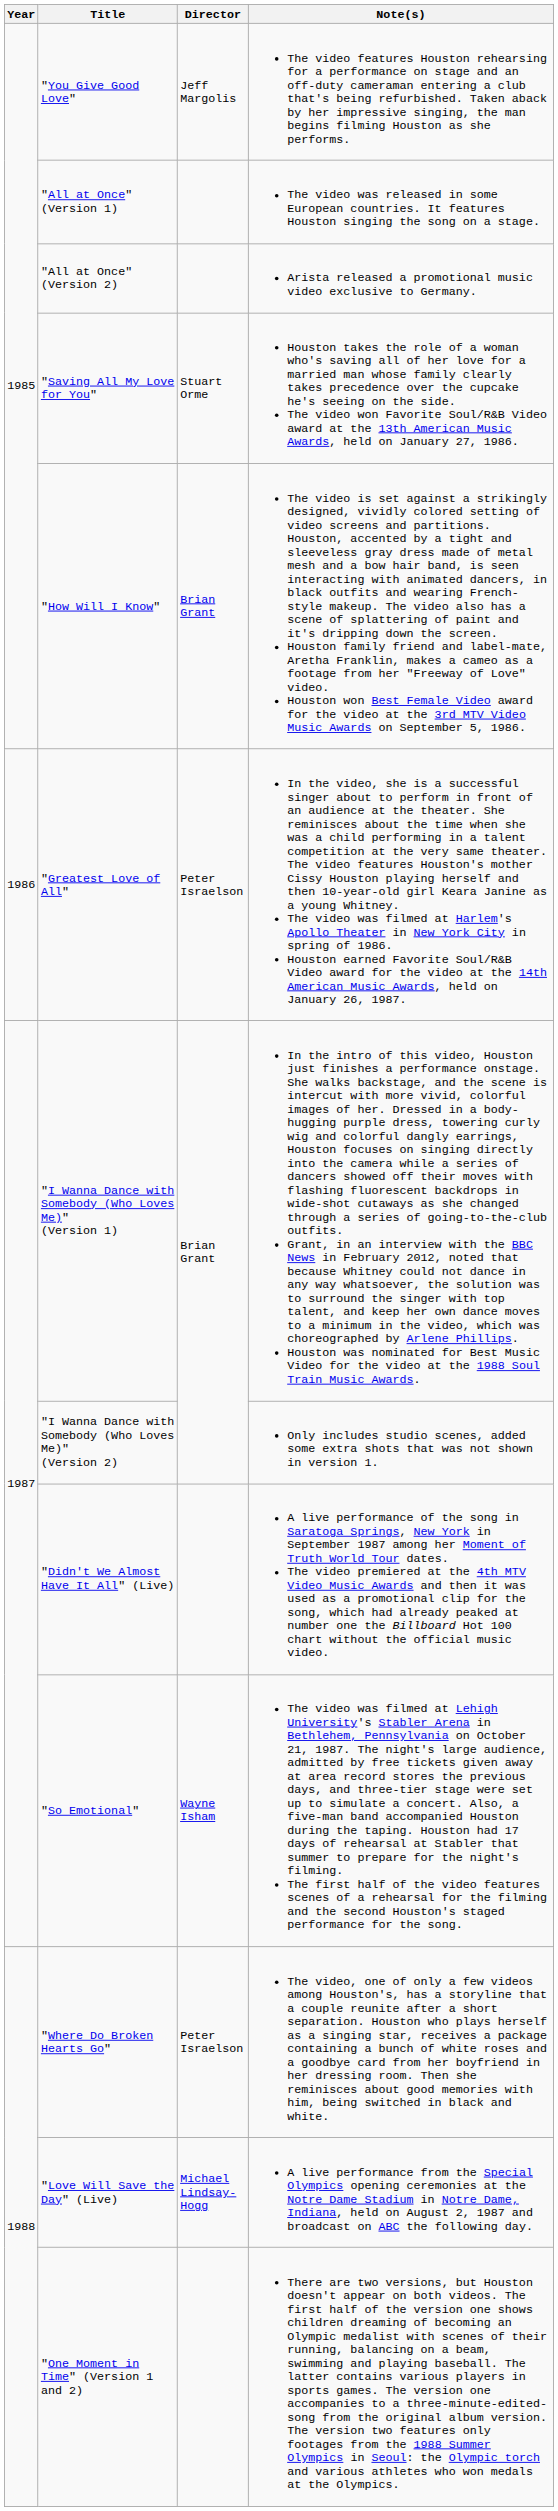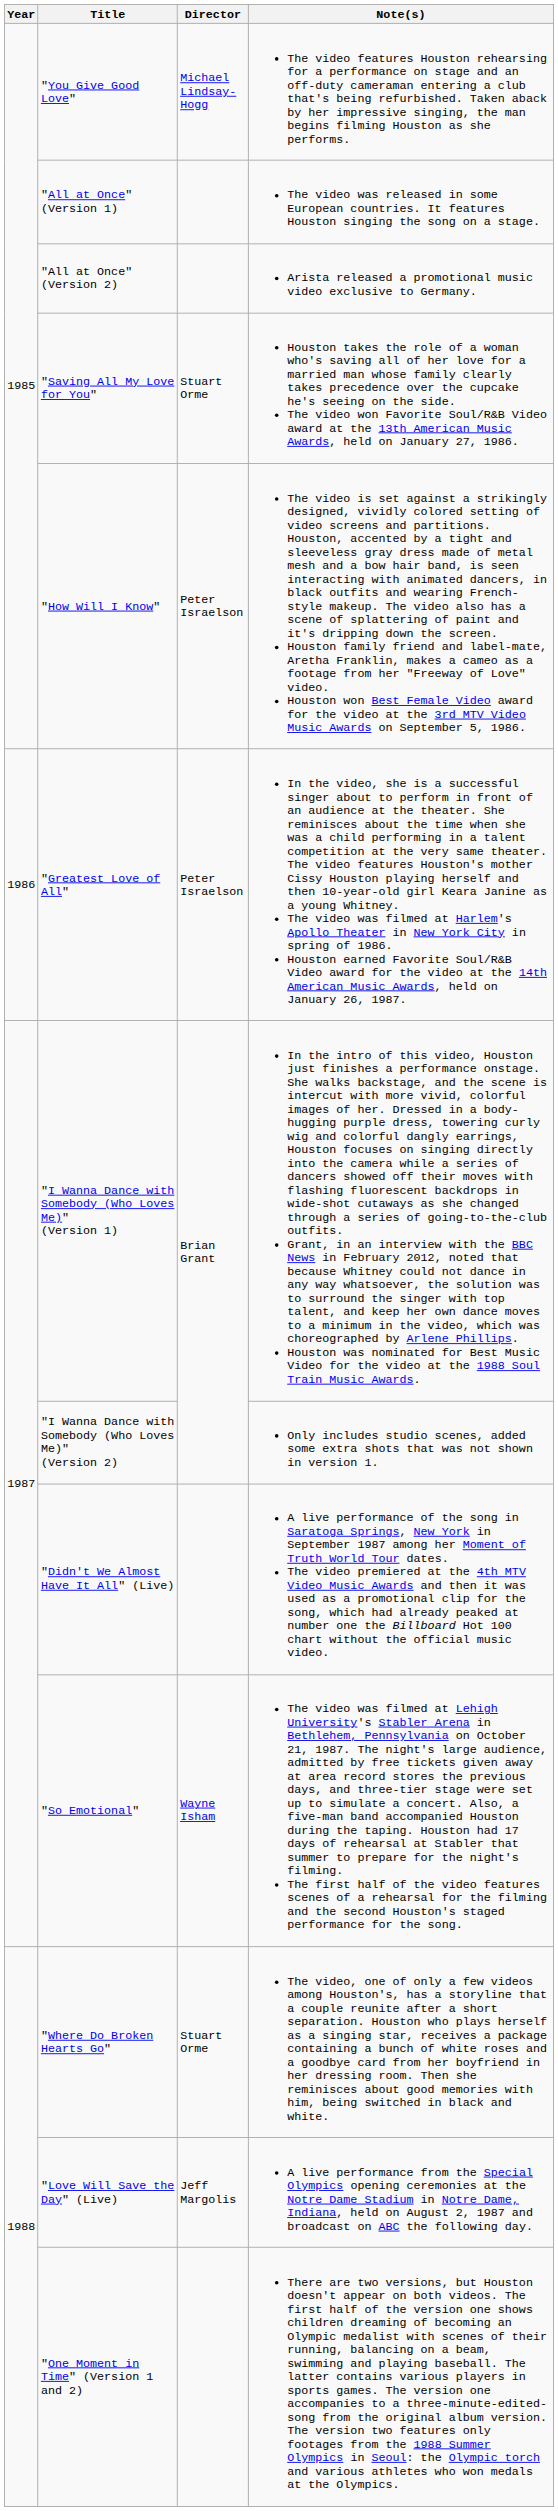(208, 92) Jeff Margolis -> (208, 92) Michael Lindsay-Hogg
(198, 606) Brian Grant -> (212, 606) Peter Israelson
(212, 2042) Peter Israelson -> (201, 2042) Stuart Orme
(208, 2193) Michael Lindsay-Hogg -> (208, 2193) Jeff Margolis
